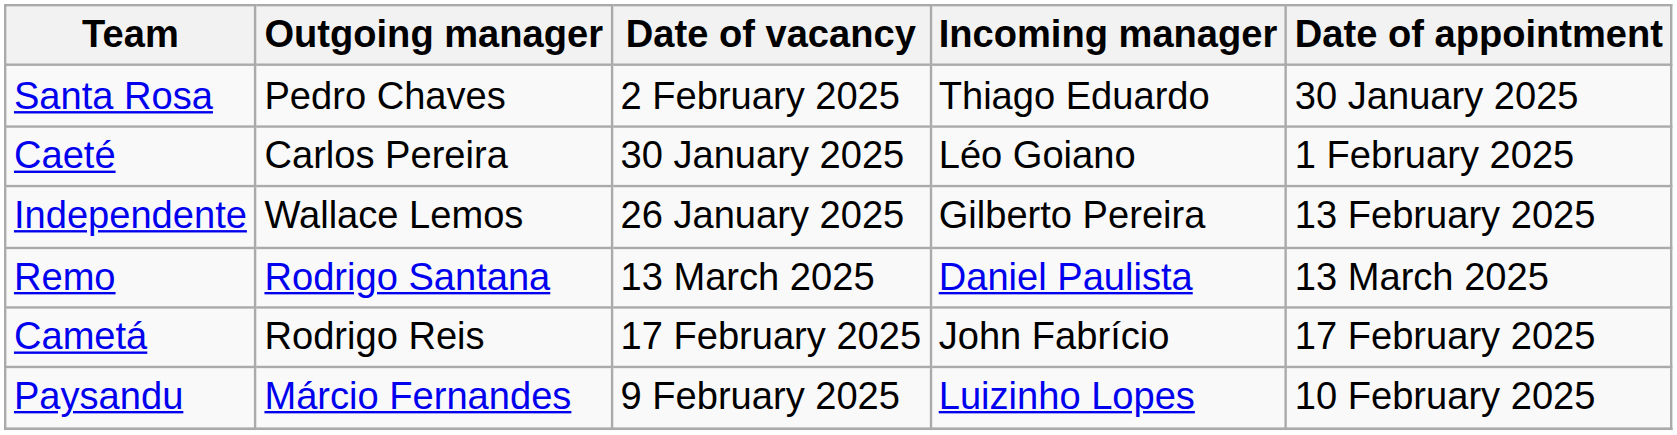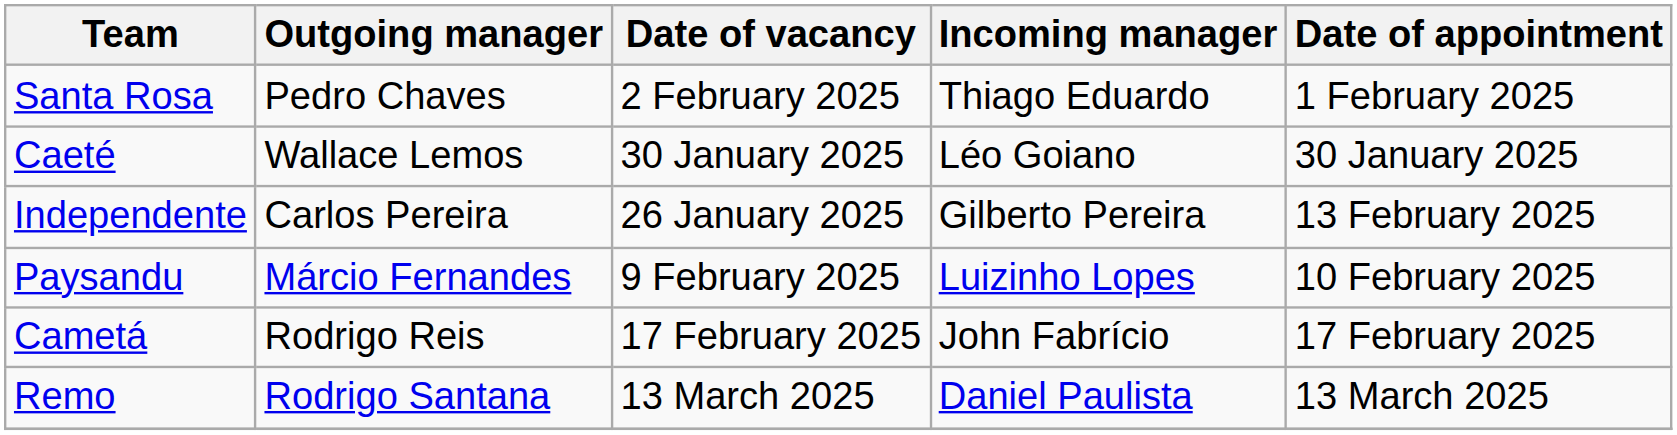(1437, 95) 30 January 2025 -> (1435, 95) 1 February 2025
(386, 155) Carlos Pereira -> (394, 155) Wallace Lemos
(1435, 155) 1 February 2025 -> (1437, 155) 30 January 2025
(394, 215) Wallace Lemos -> (386, 215) Carlos Pereira
rows swapped: (99, 397) <-> (65, 276)
